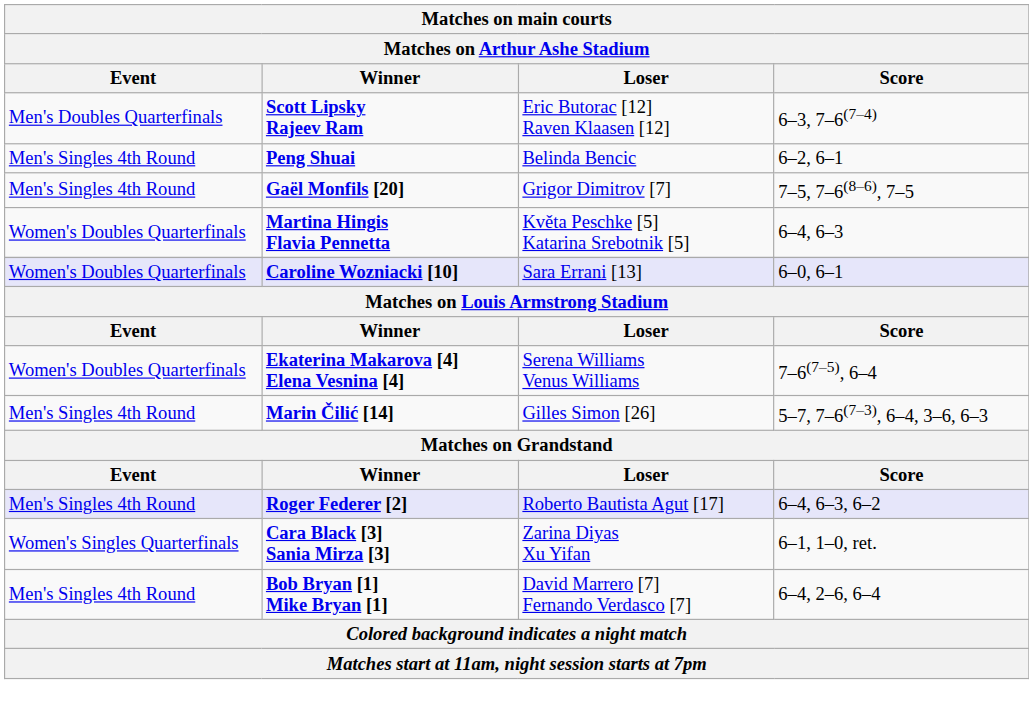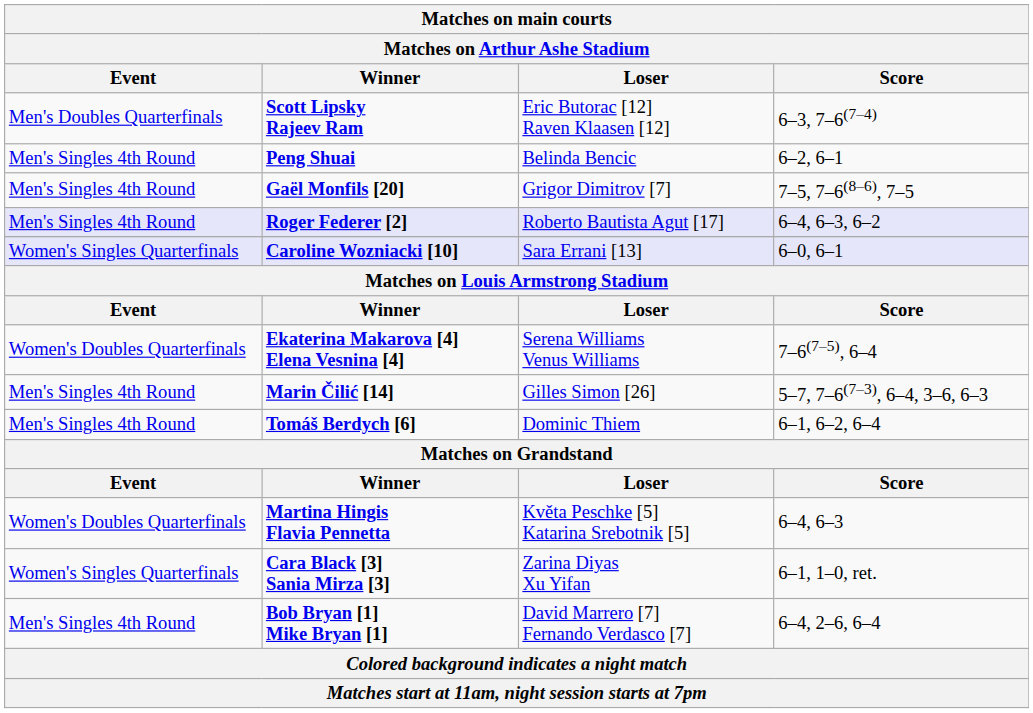rows swapped: (337, 503) <-> (328, 232)
(127, 272) Women's Doubles Quarterfinals -> (124, 251) Women's Singles Quarterfinals
+ row: (341, 424)
